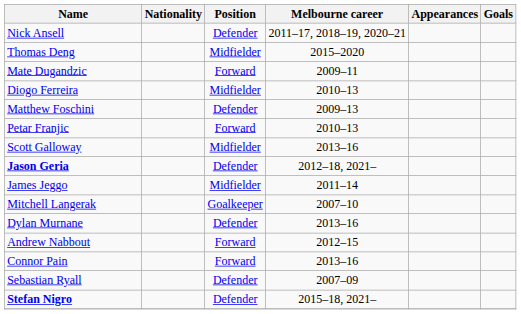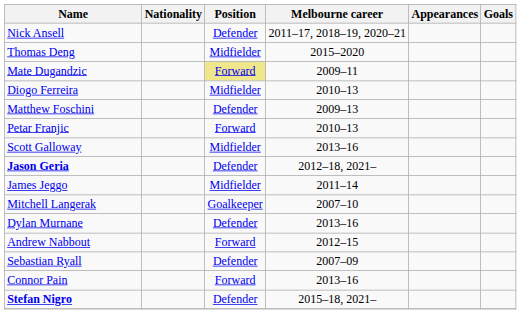(235, 71) no background -> (235, 71) khaki background
rows swapped: (44, 280) <-> (37, 261)
